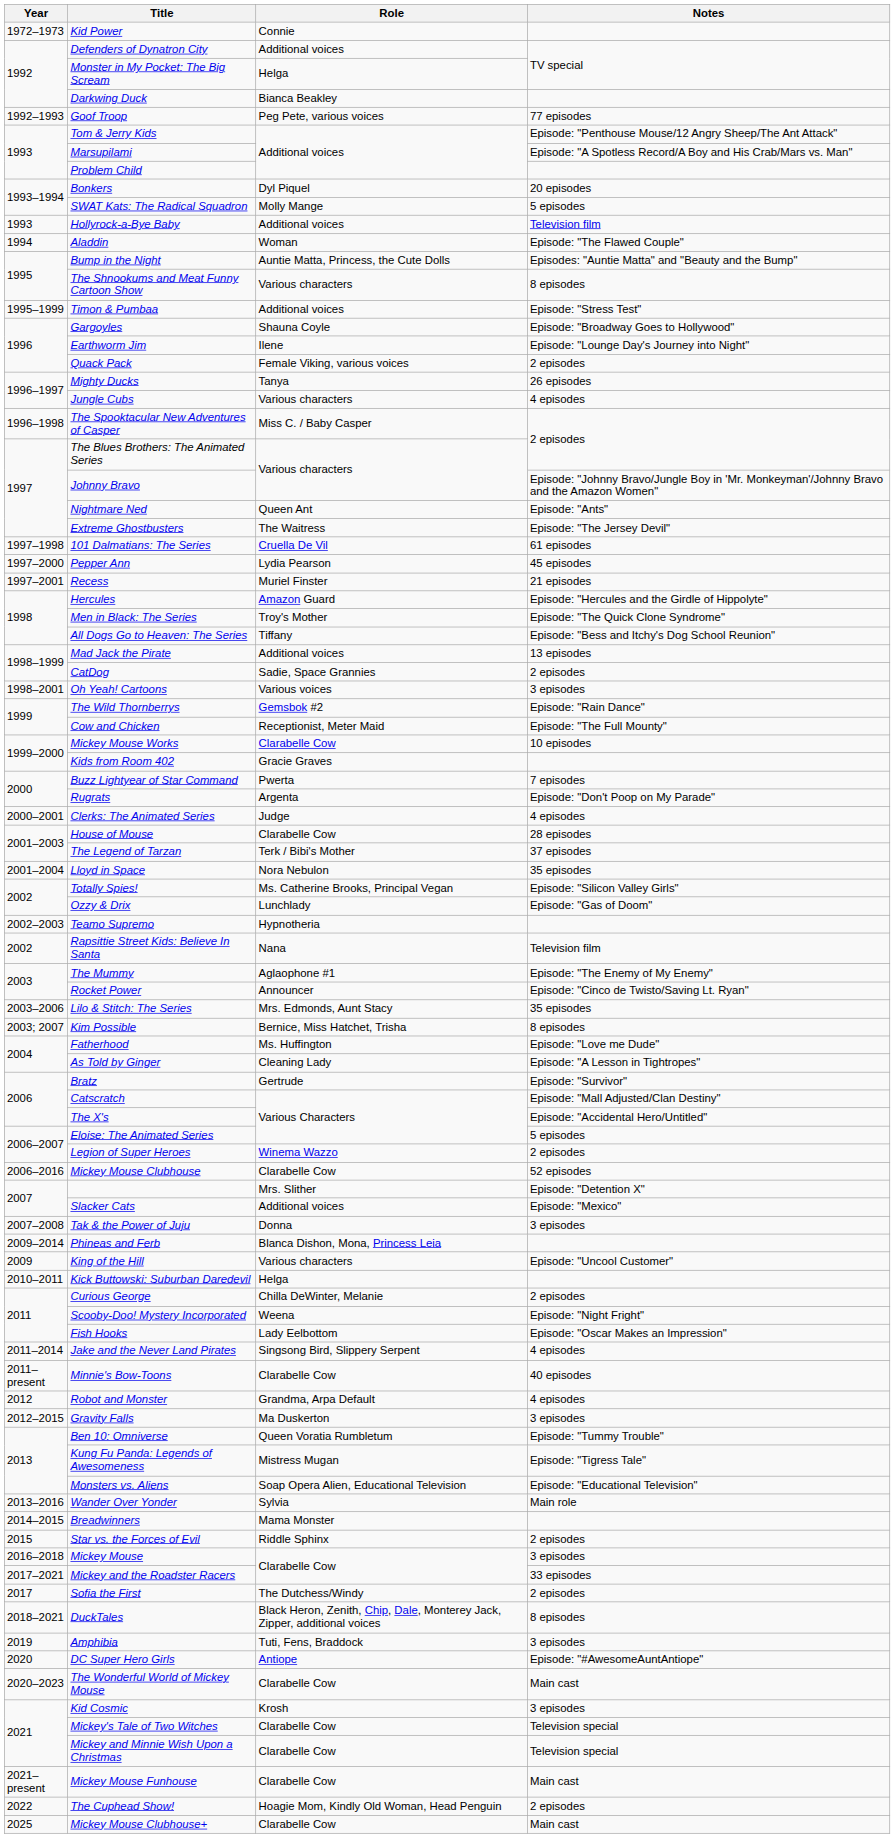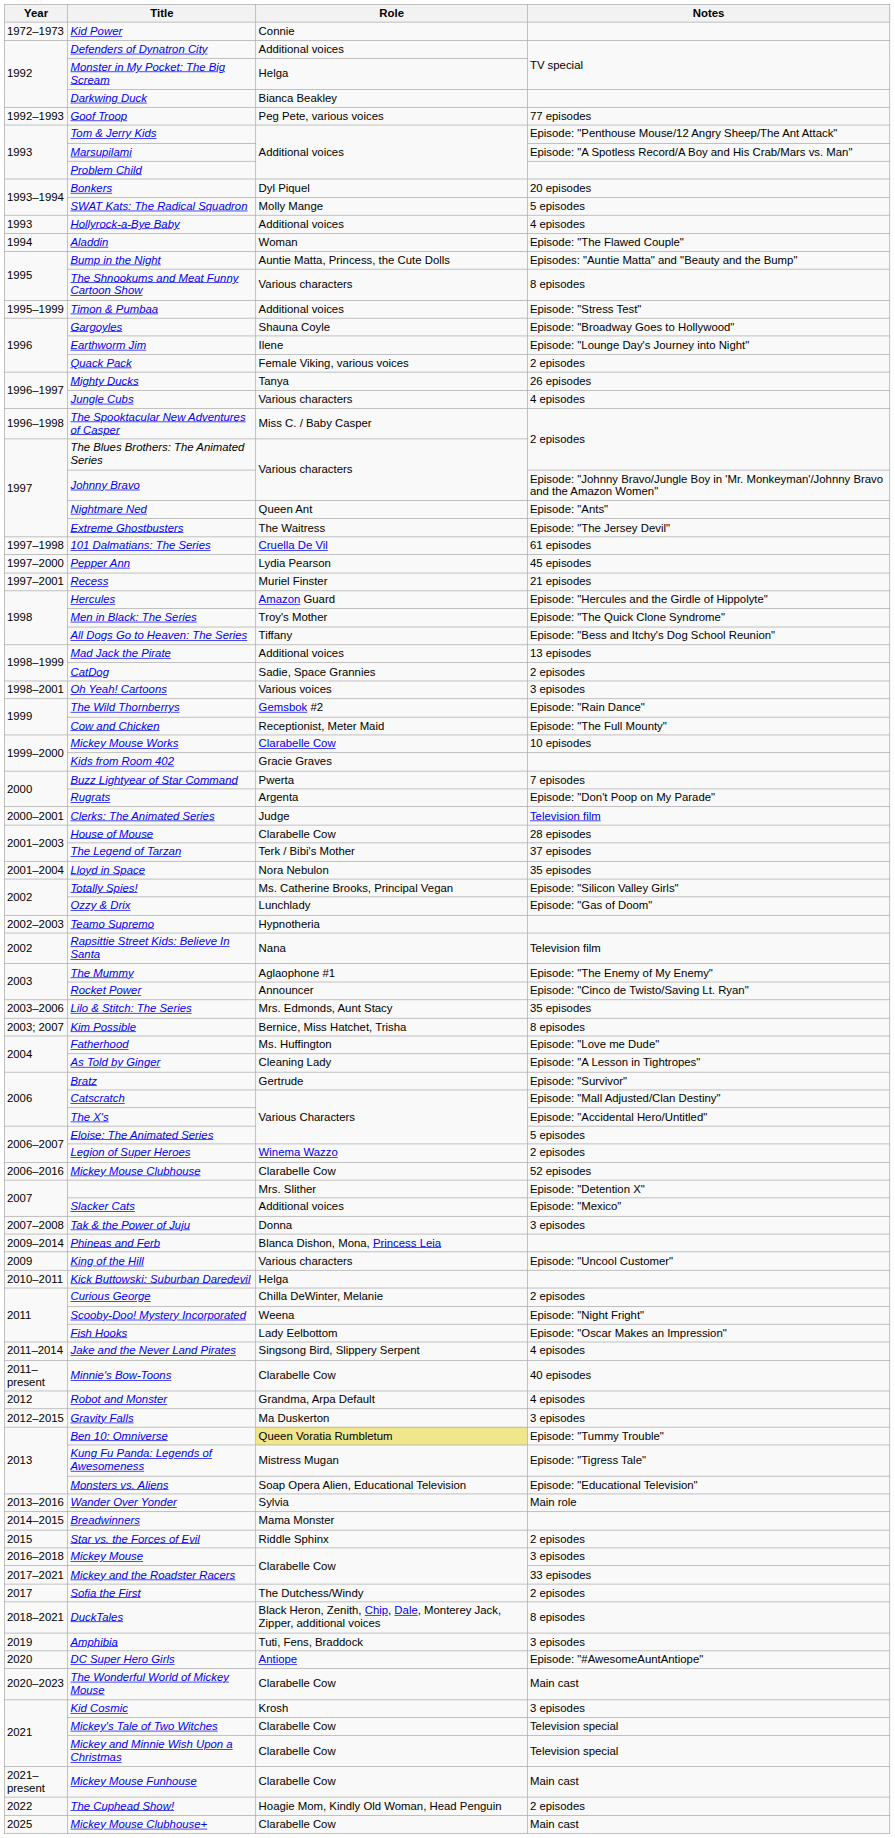(565, 224) Television film -> (557, 224) 4 episodes
(557, 816) 4 episodes -> (565, 816) Television film
(326, 1436) no background -> (326, 1436) khaki background
